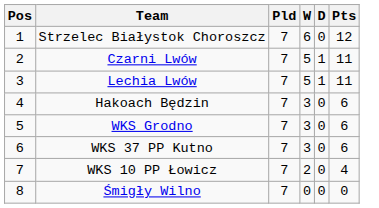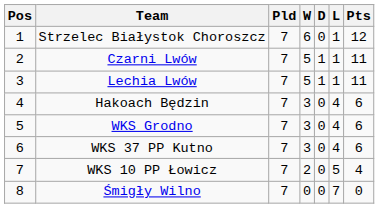+ column: (336, 16)
